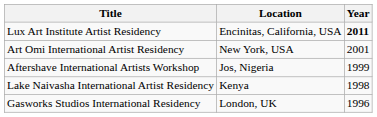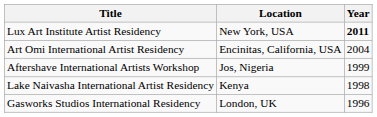(280, 31) Encinitas, California, USA -> (256, 31) New York, USA
(256, 49) New York, USA -> (280, 49) Encinitas, California, USA
(358, 49) 2001 -> (358, 49) 2004
